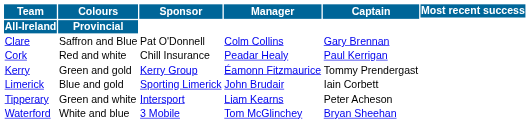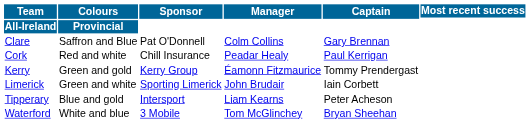(91, 85) Blue and gold -> (98, 85) Green and white
(98, 99) Green and white -> (91, 99) Blue and gold
